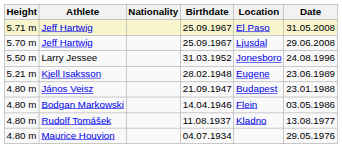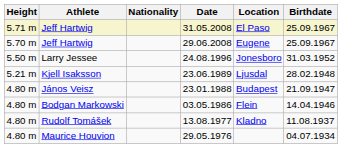columns swapped: (207, 12) <-> (311, 12)
(252, 43) Ljusdal -> (253, 43) Eugene
(253, 74) Eugene -> (252, 74) Ljusdal
